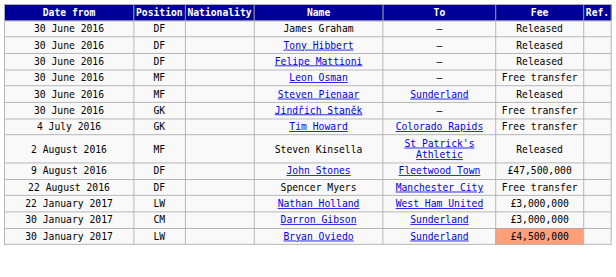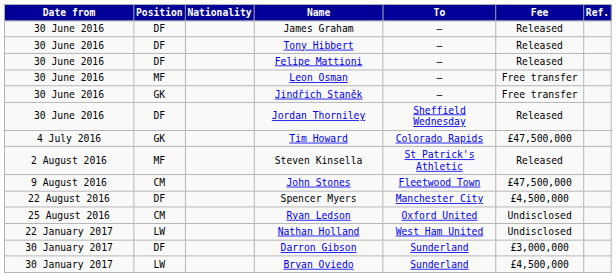- row: (319, 94)
+ row: (319, 116)
(540, 126) Free transfer -> (540, 138) £47,500,000
(159, 171) DF -> (159, 182) CM
(540, 187) Free transfer -> (540, 199) £4,500,000
+ row: (319, 215)
(540, 203) £3,000,000 -> (540, 231) Undisclosed
(159, 220) CM -> (159, 248) DF
(540, 236) lightsalmon background -> (540, 264) no background
